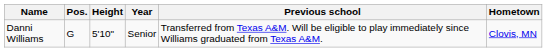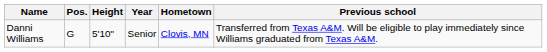columns swapped: (514, 12) <-> (323, 12)
